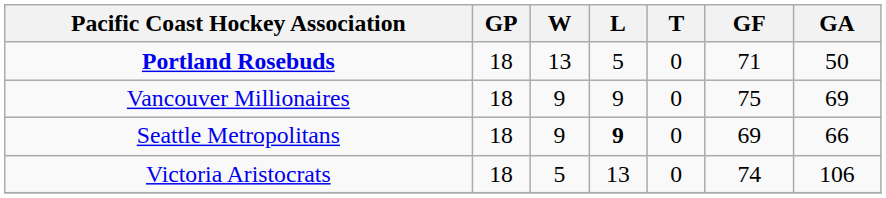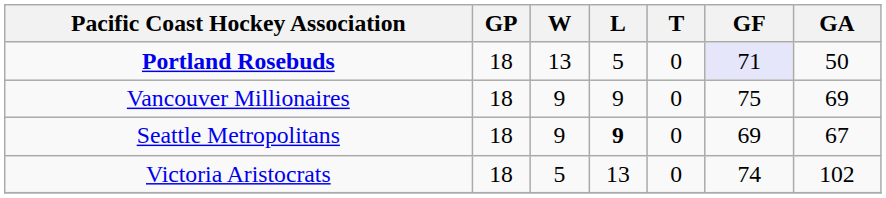(749, 60) no background -> (749, 60) lavender background
(837, 135) 66 -> (837, 135) 67
(837, 173) 106 -> (837, 173) 102
